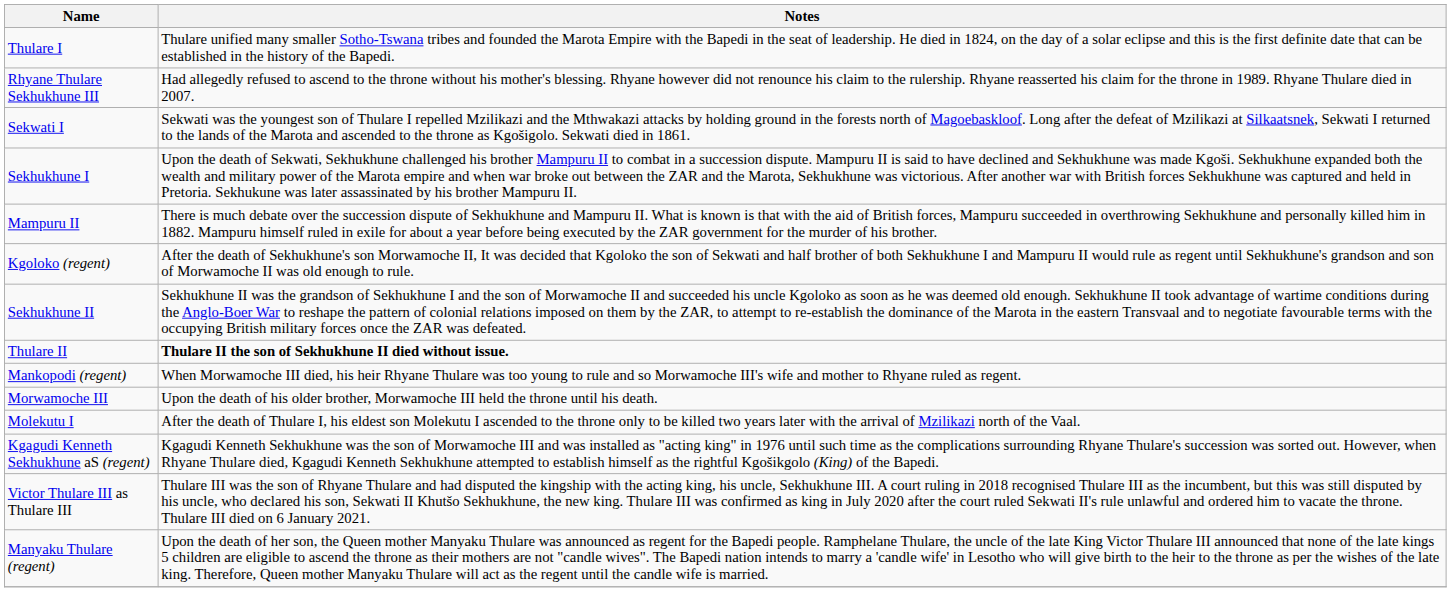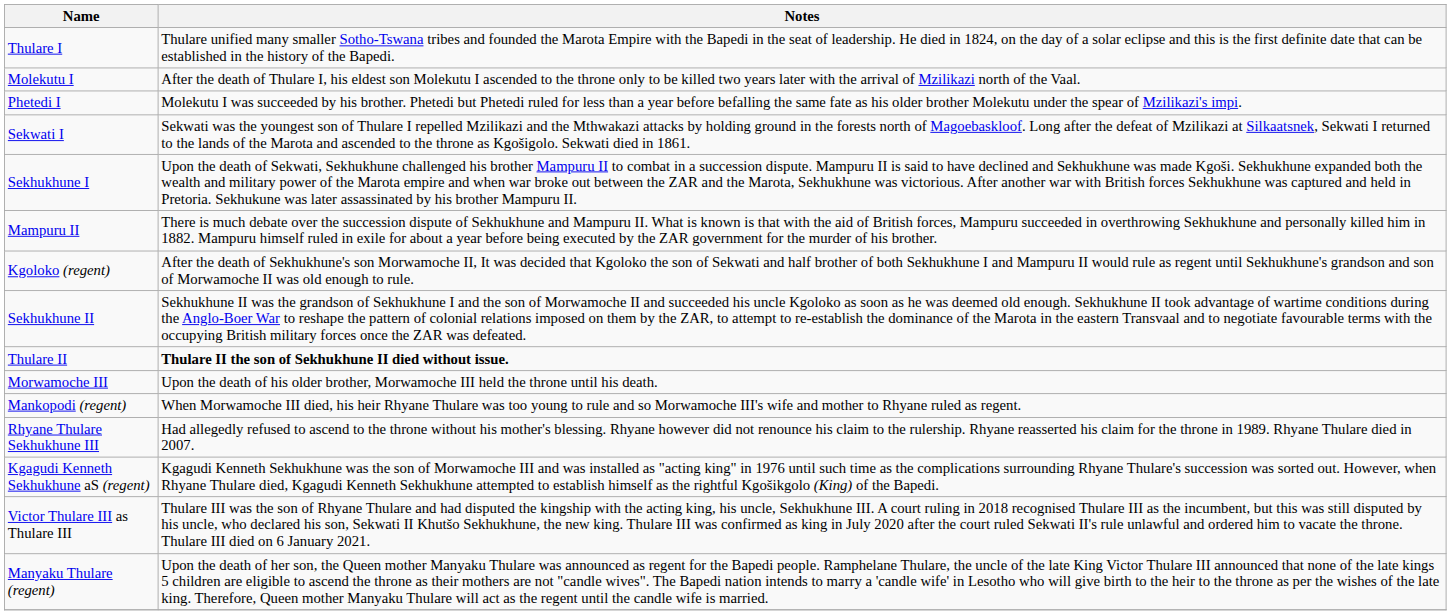rows swapped: (41, 422) <-> (55, 87)
+ row: (34, 102)
rows swapped: (58, 398) <-> (67, 375)
